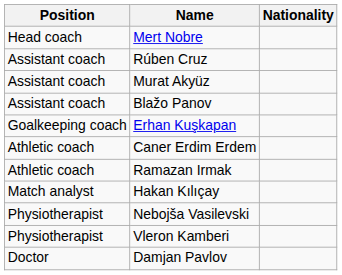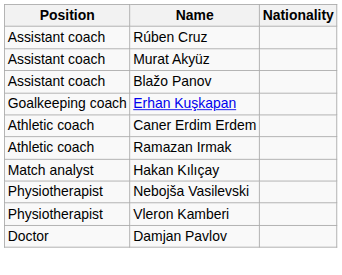- row: (168, 37)
